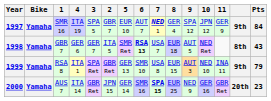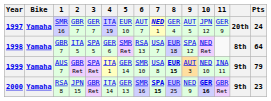columns swapped: (110, 10) <-> (77, 10)
(93, 26) SPA 5 -> (93, 26) GER 7
(190, 26) SPA 12 -> (190, 26) AUT 5
(240, 26) 9th -> (240, 26) 20th
(258, 26) 84 -> (258, 26) 24
(93, 46) GER 7 -> (93, 46) SPA 5
(142, 46) bold -> (142, 46) normal
(190, 46) AUT 5 -> (190, 46) SPA 12
(258, 46) 43 -> (258, 46) 64
(61, 66) RSA 8 -> (61, 66) AUS 7
(126, 66) GER 13 -> (126, 66) GER 14
(174, 66) normal -> (174, 66) bold
(61, 86) AUS 7 -> (61, 86) RSA 8
(126, 86) GER 14 -> (126, 86) GER 13
(206, 86) normal -> (206, 86) bold
(240, 86) 20th -> (240, 86) 9th
